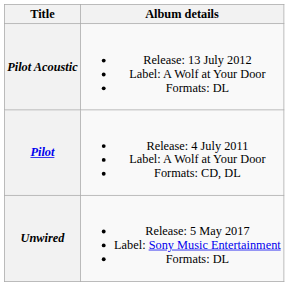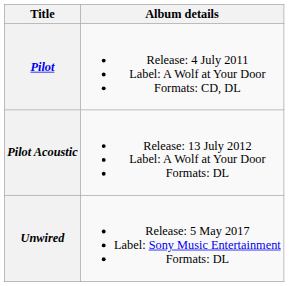rows swapped: (42, 152) <-> (42, 66)
